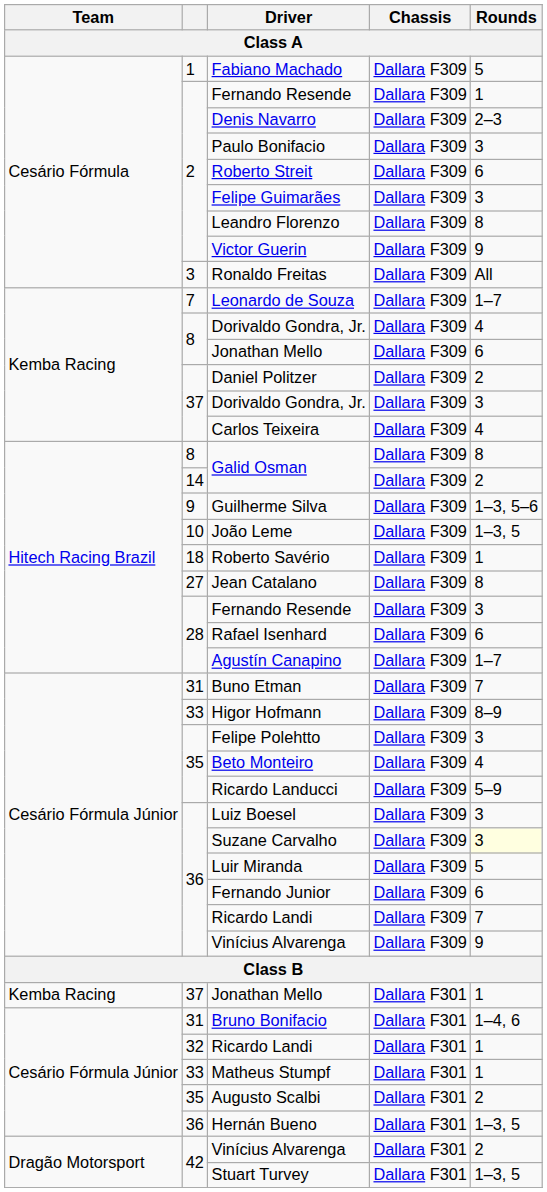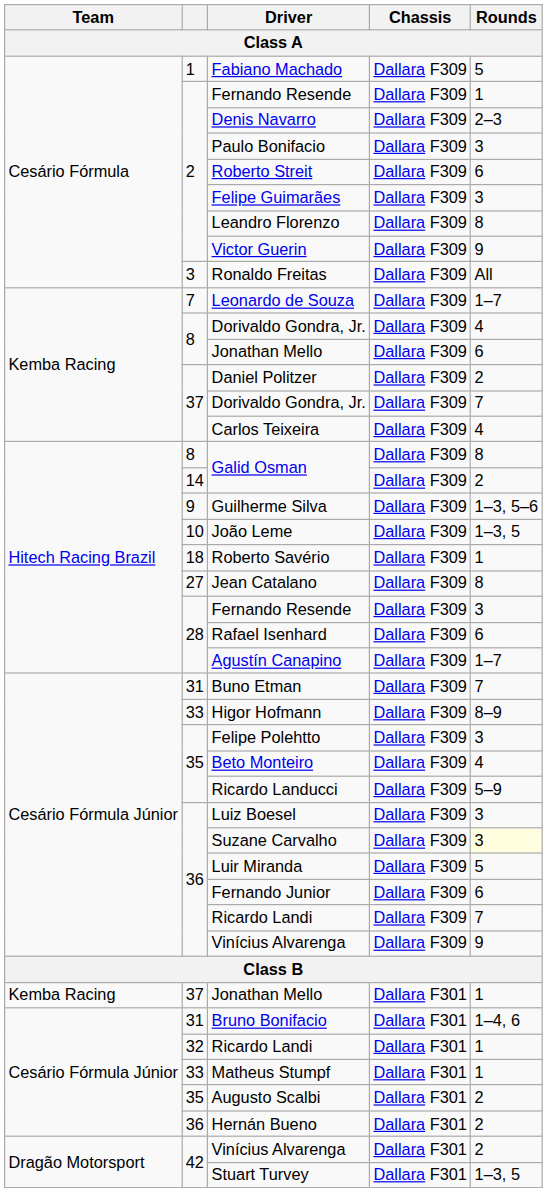(479, 403) 3 -> (479, 403) 7
(497, 1123) 1–3, 5 -> (479, 1123) 2
